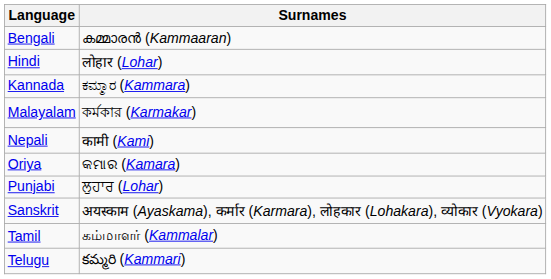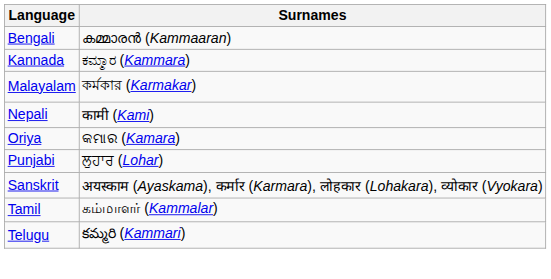- row: (24, 62)
